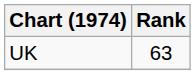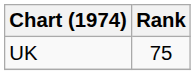(161, 52) 63 -> (161, 52) 75
